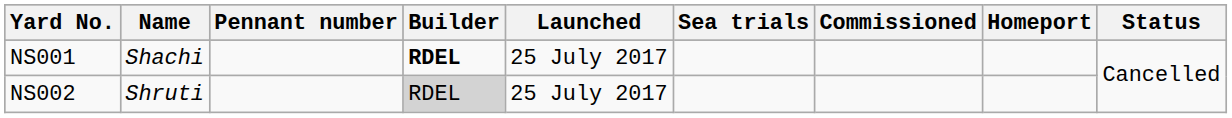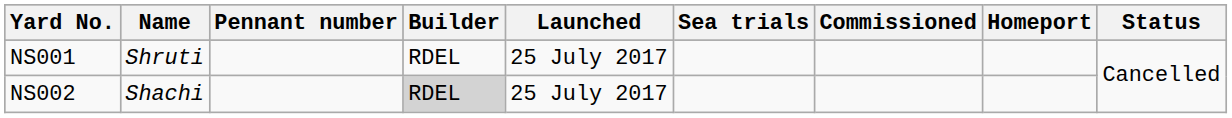(165, 58) Shachi -> (165, 58) Shruti
(434, 58) bold -> (434, 58) normal
(165, 94) Shruti -> (165, 94) Shachi
